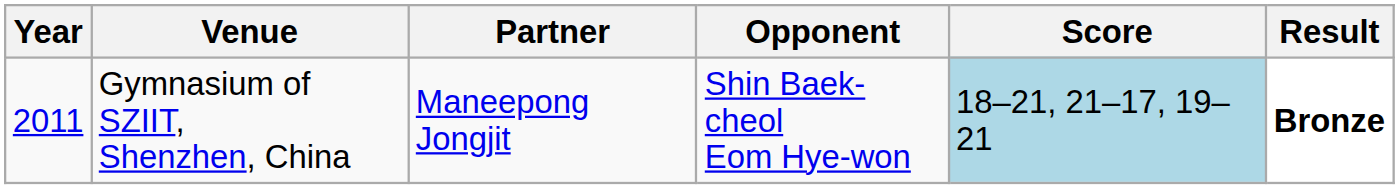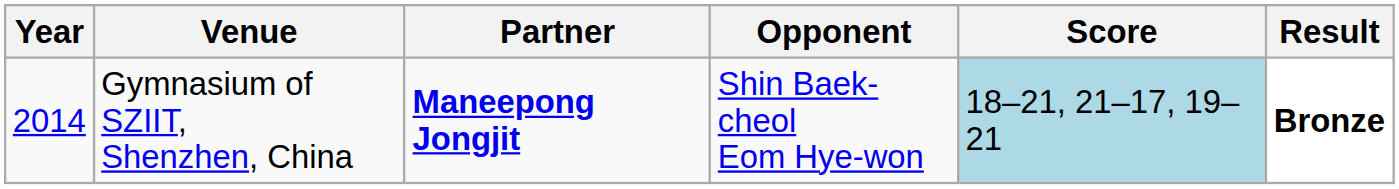(48, 120) 2011 -> (49, 120) 2014
(502, 120) normal -> (504, 120) bold
